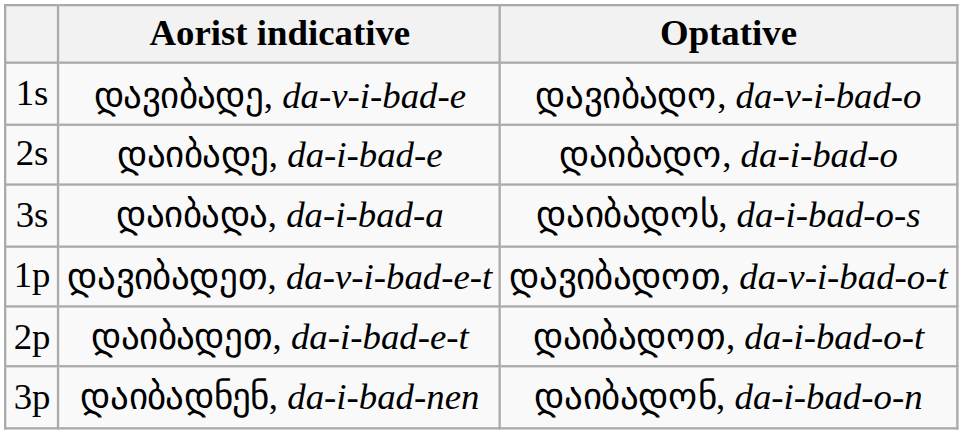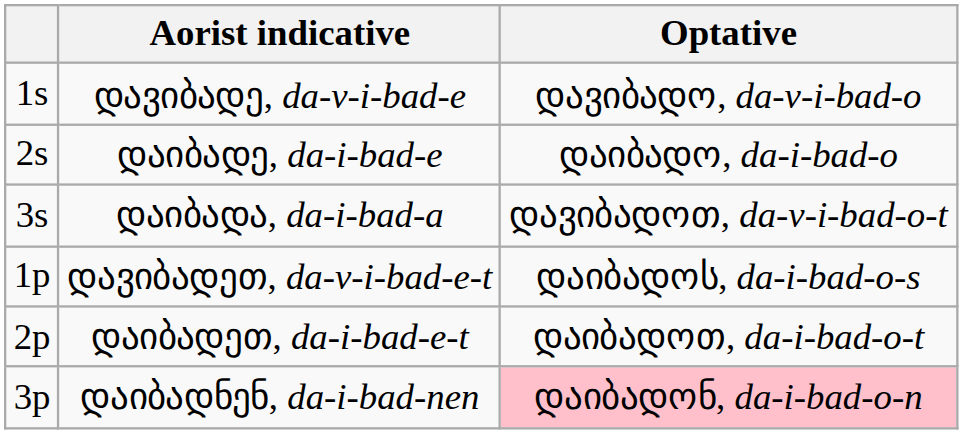(728, 215) დაიბადოს, da-i-bad-o-s -> (728, 215) დავიბადოთ, da-v-i-bad-o-t
(728, 276) დავიბადოთ, da-v-i-bad-o-t -> (728, 276) დაიბადოს, da-i-bad-o-s
(728, 397) no background -> (728, 397) pink background
